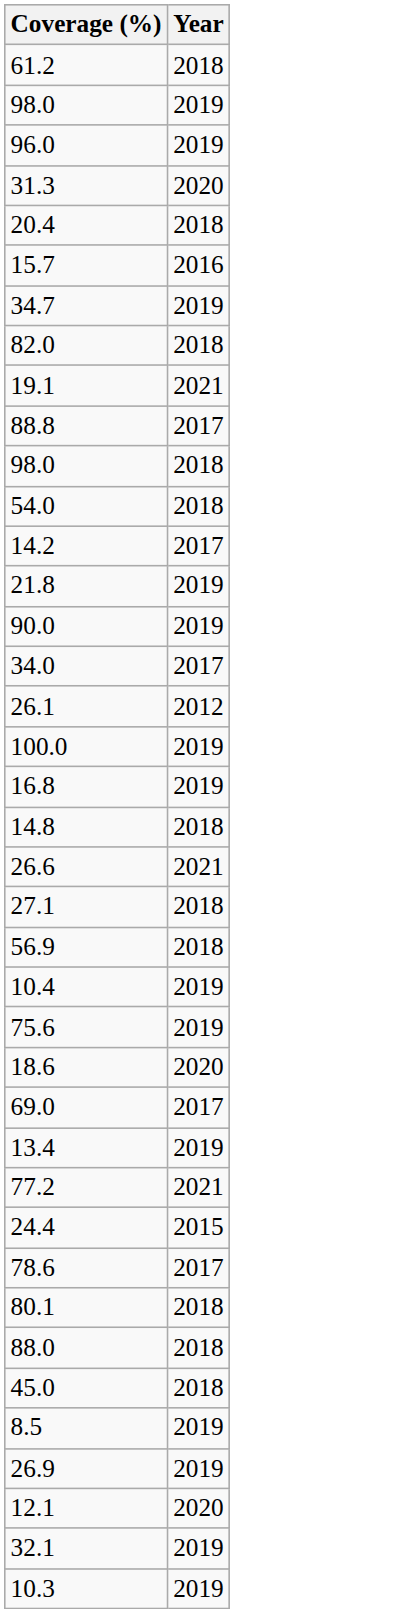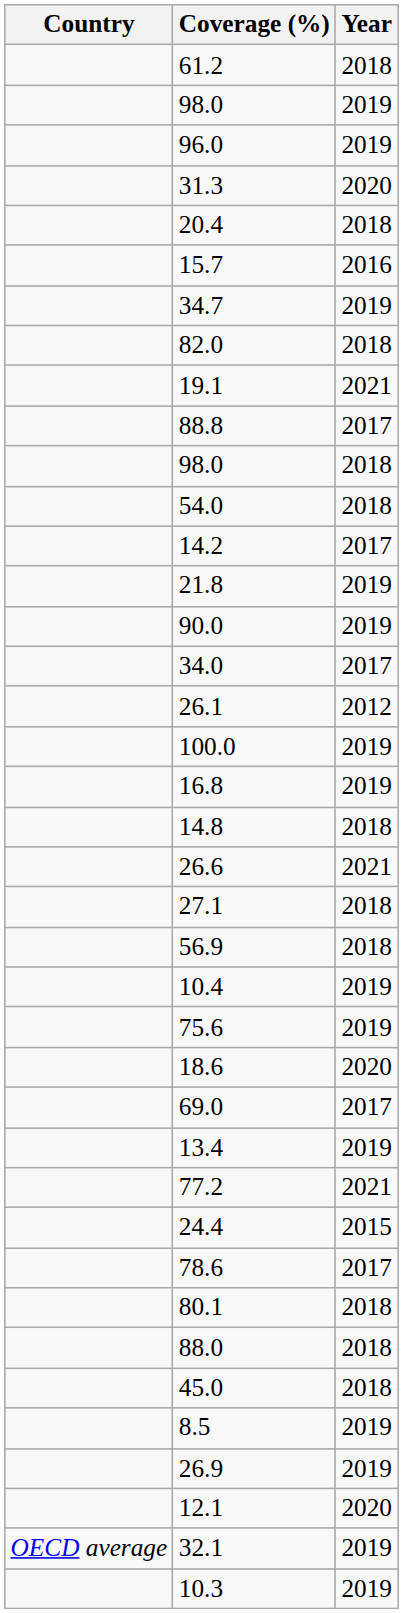+ column: (89, 24)
